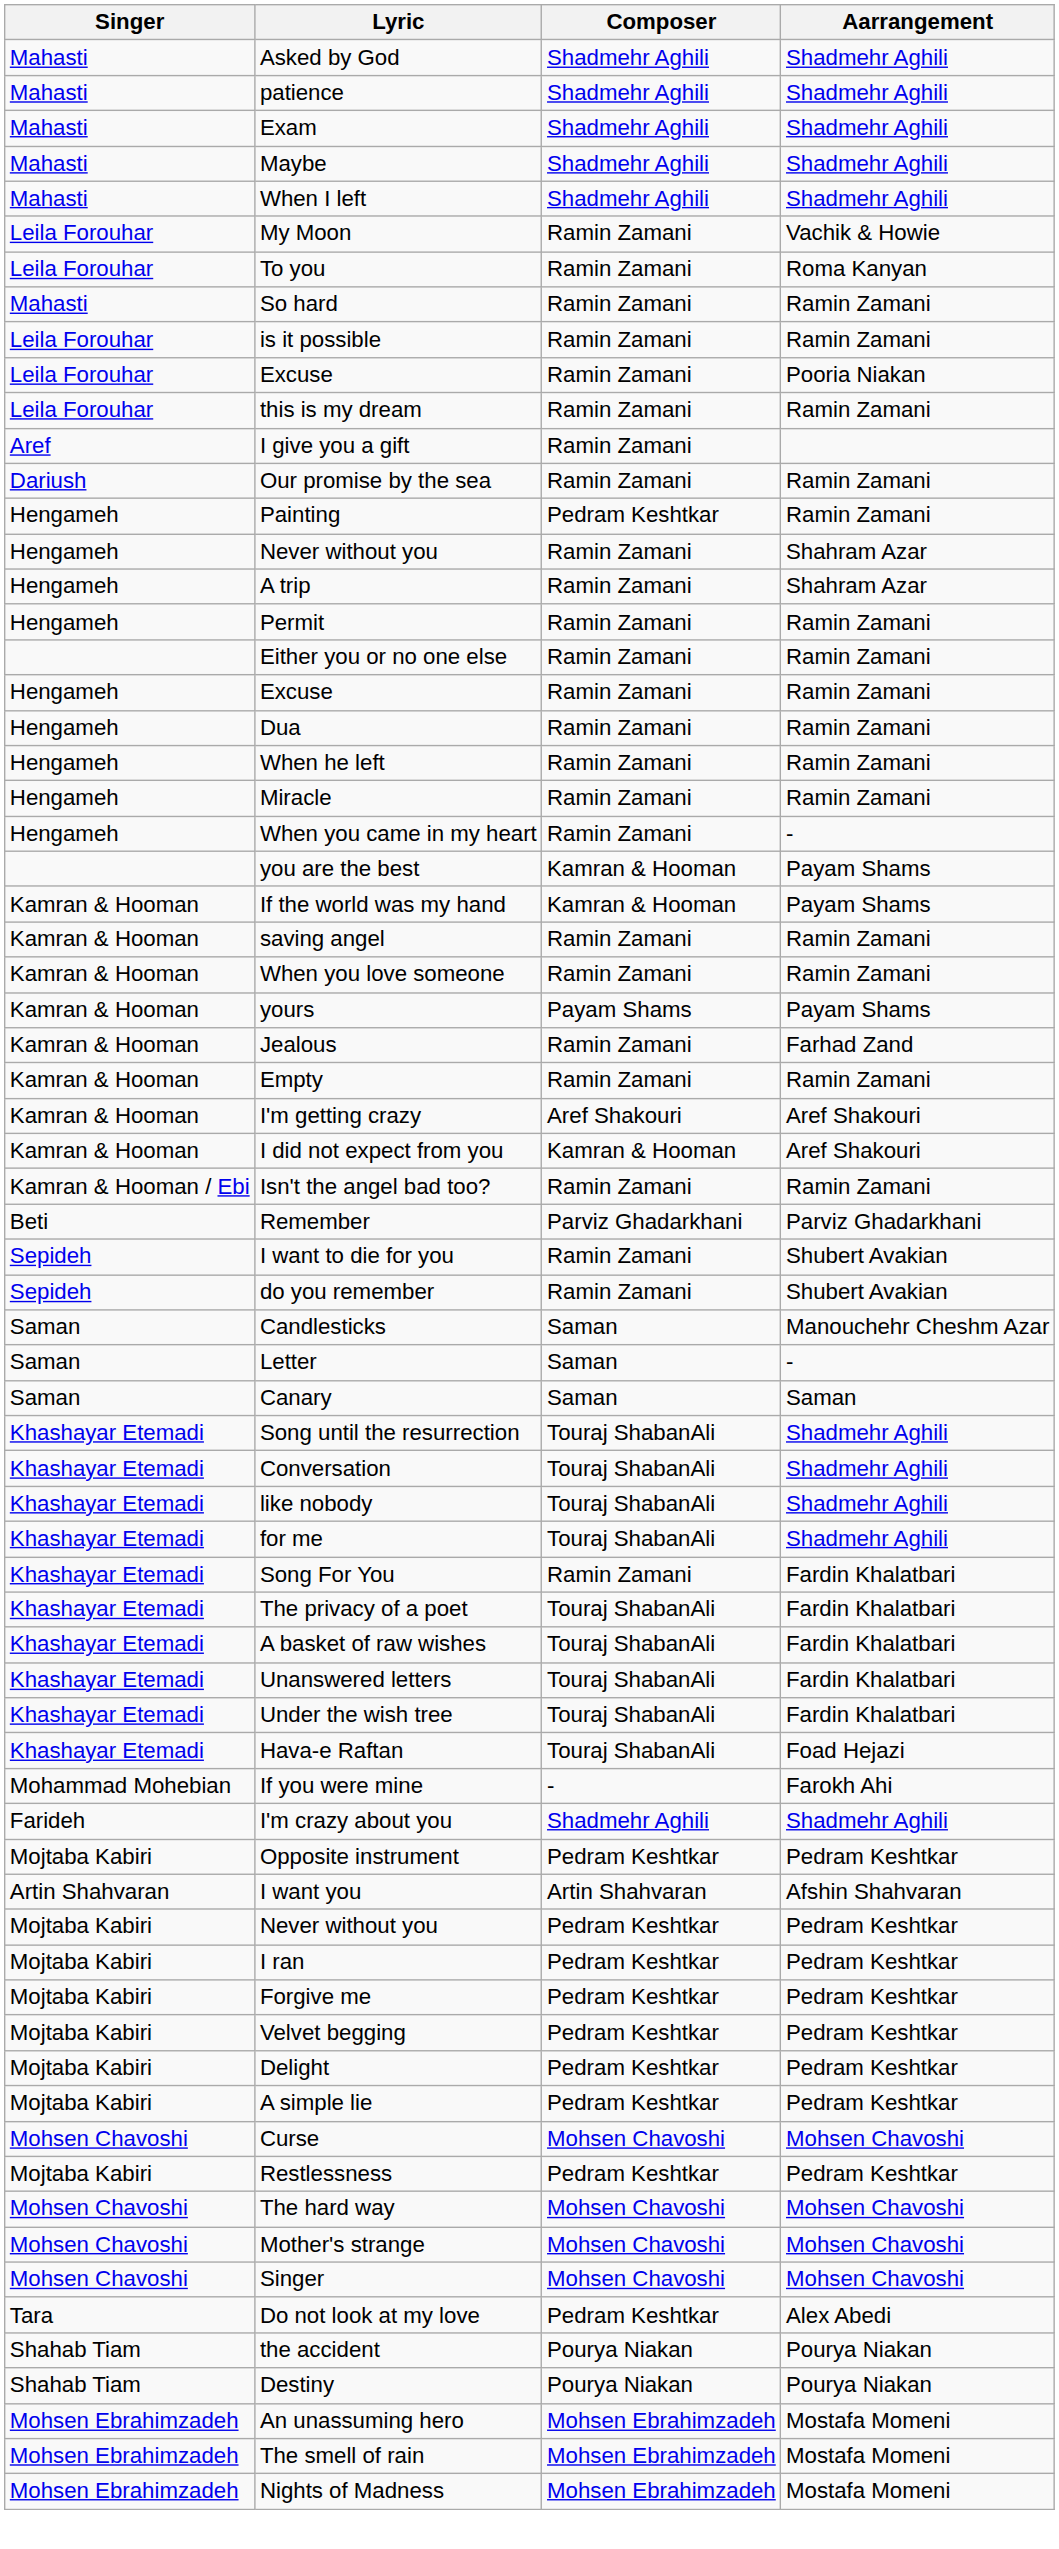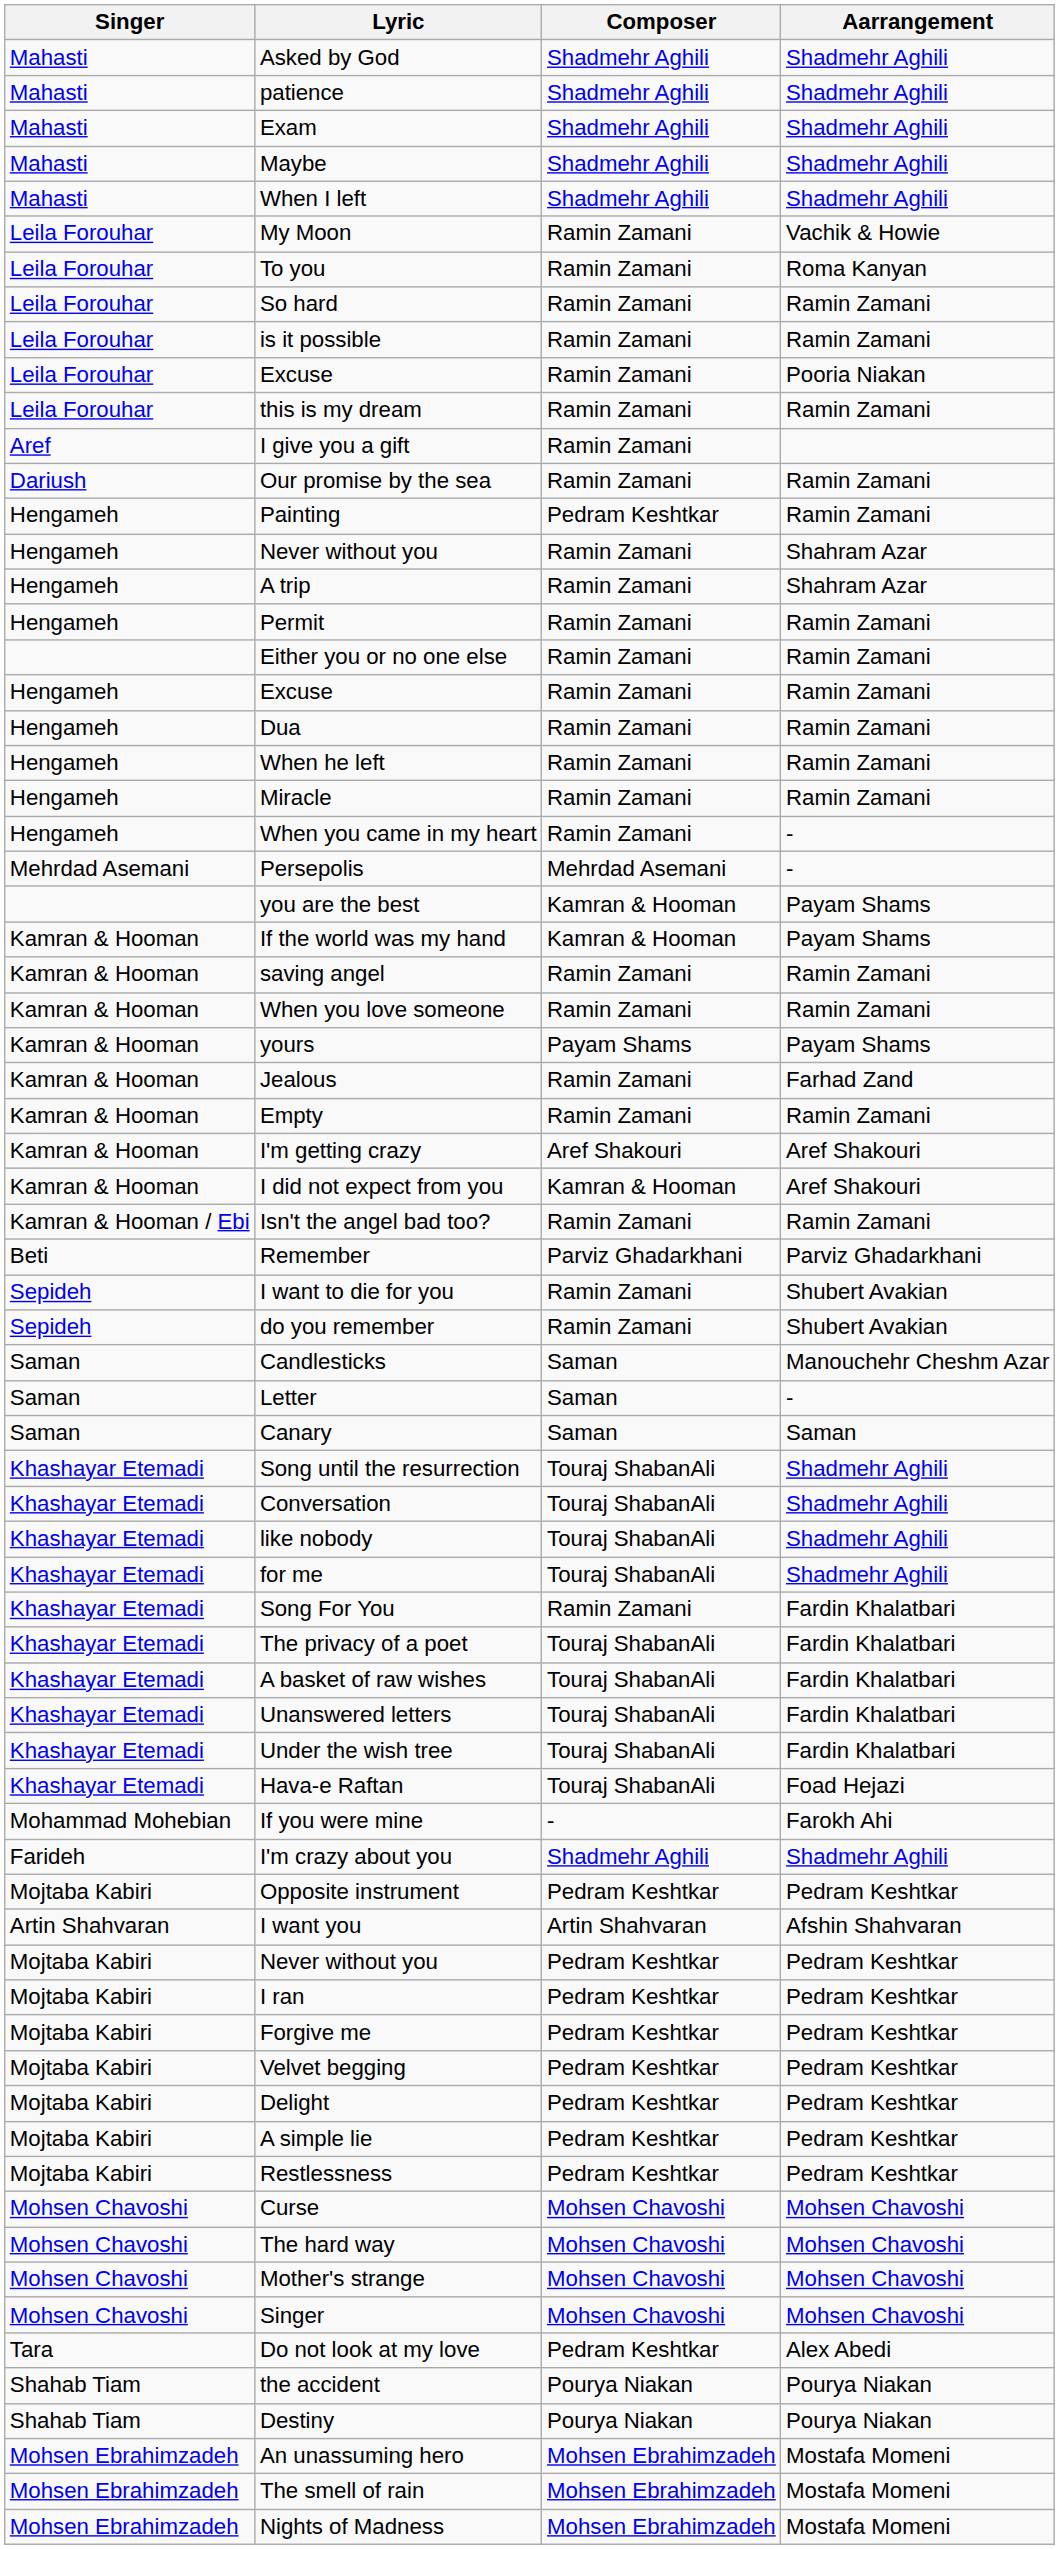(49, 304) Mahasti -> (82, 304) Leila Forouhar
+ row: (312, 868)
rows swapped: (326, 2173) <-> (290, 2138)
